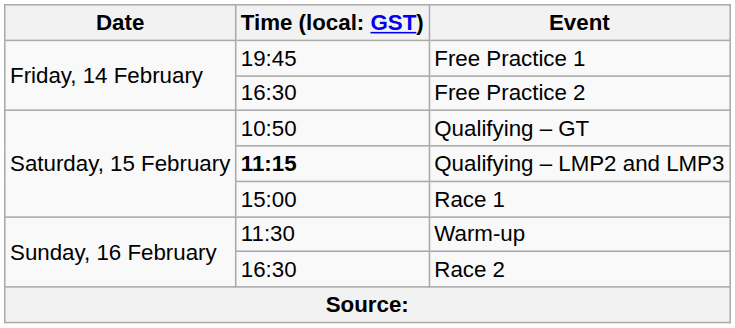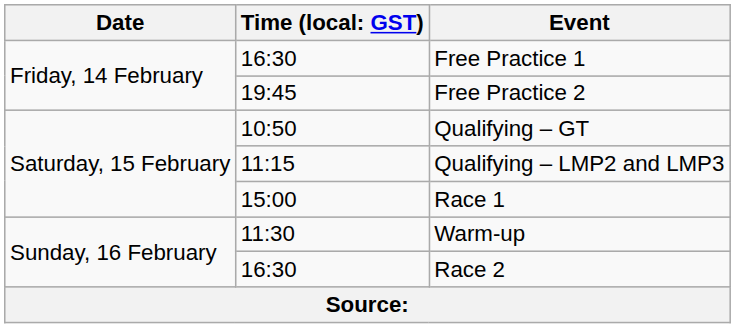(269, 58) 19:45 -> (269, 58) 16:30
(269, 93) 16:30 -> (269, 93) 19:45
(269, 164) bold -> (268, 164) normal
